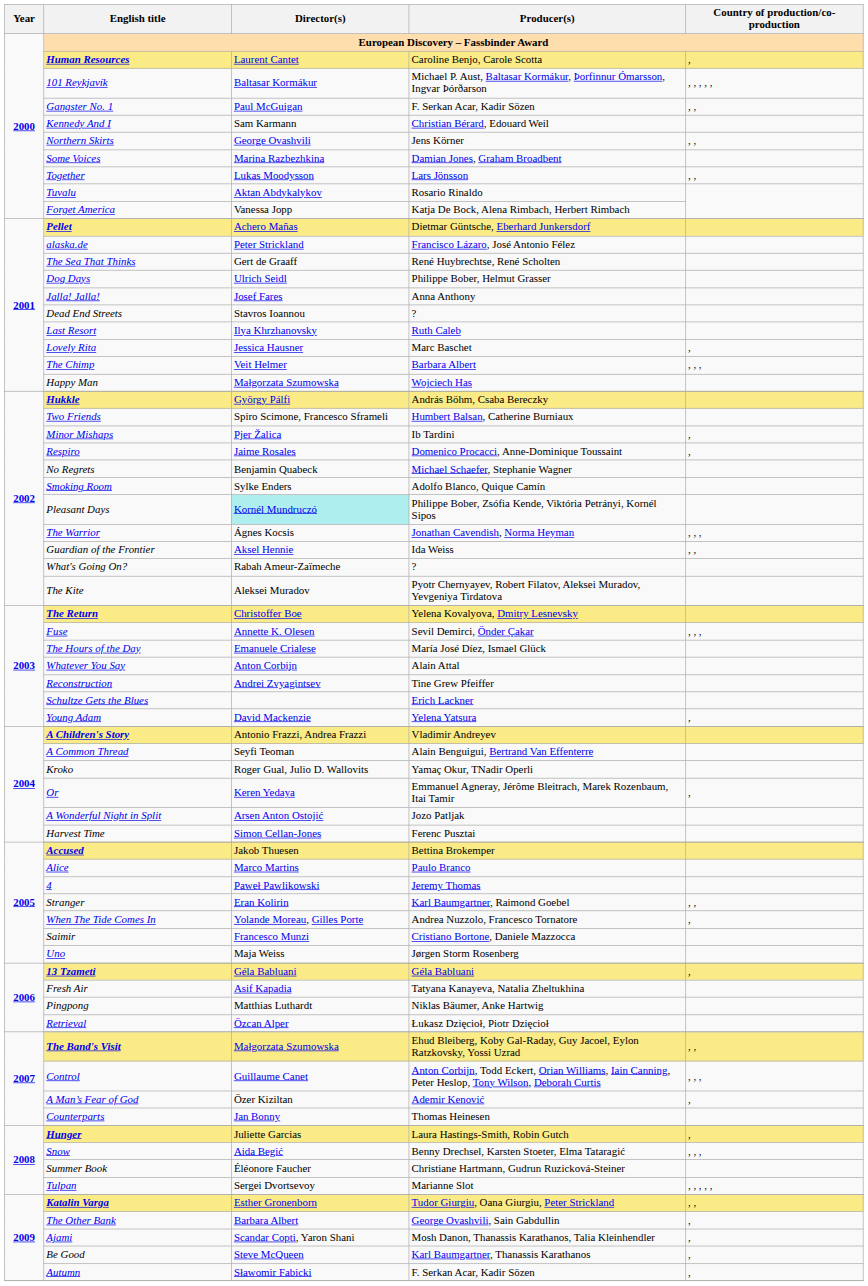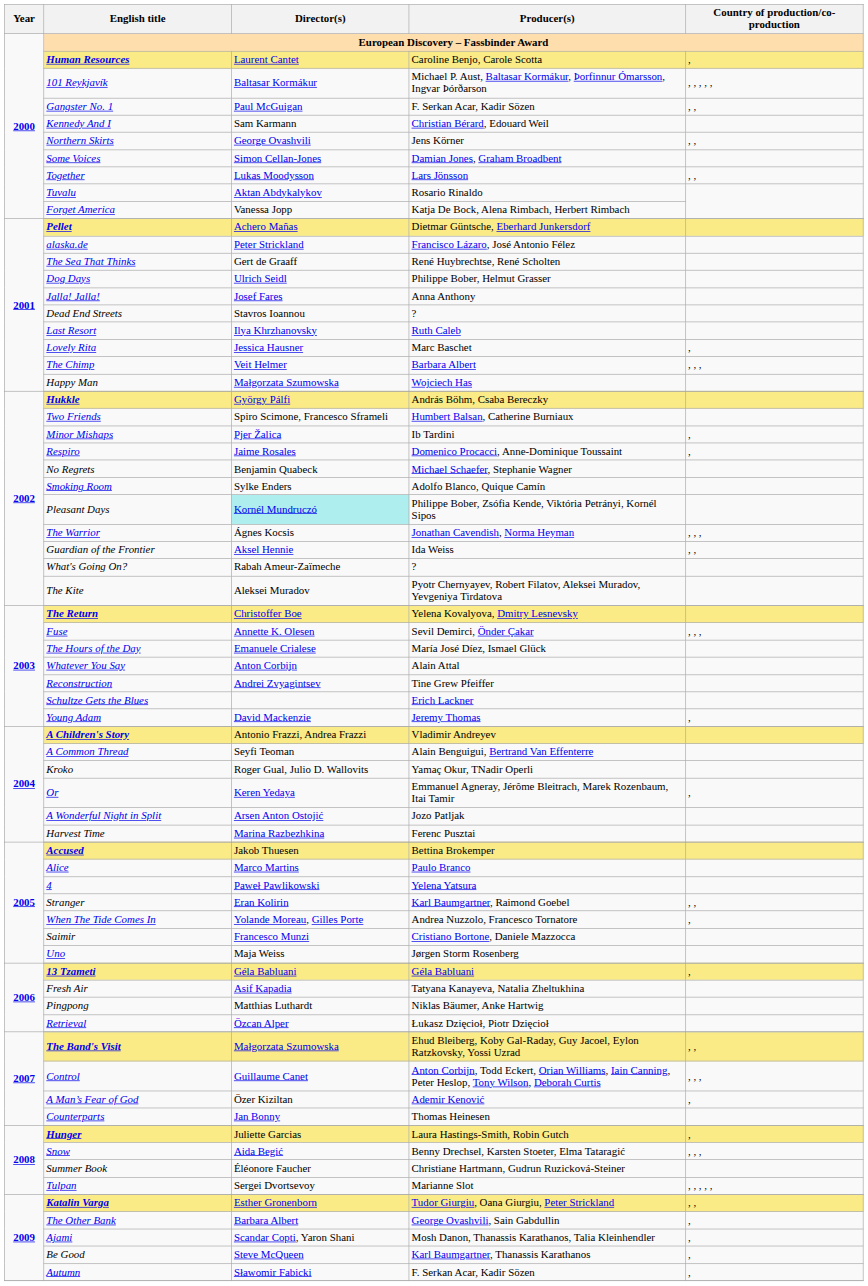(279, 158) Marina Razbezhkina -> (278, 158) Simon Cellan-Jones
(444, 717) Yelena Yatsura -> (446, 717) Jeremy Thomas
(278, 833) Simon Cellan-Jones -> (279, 833) Marina Razbezhkina
(446, 885) Jeremy Thomas -> (444, 885) Yelena Yatsura
